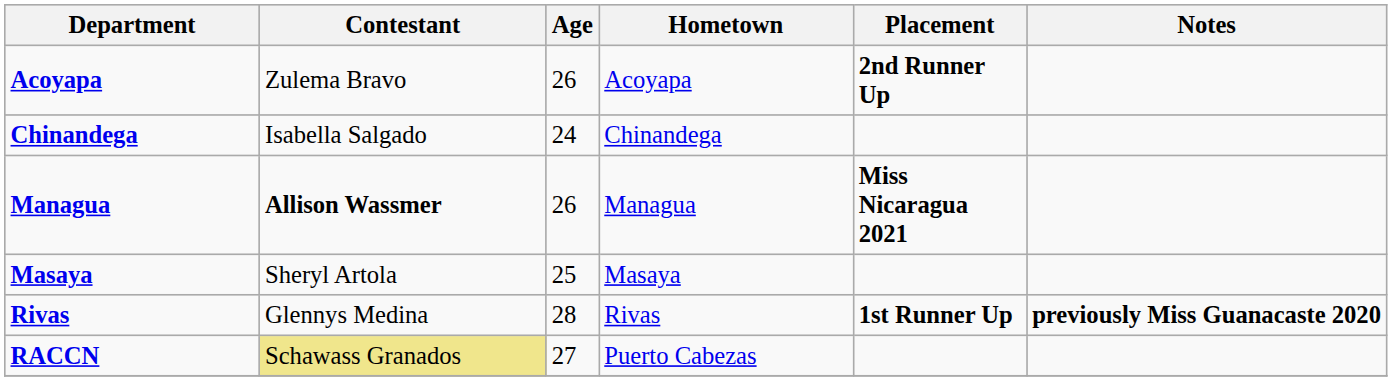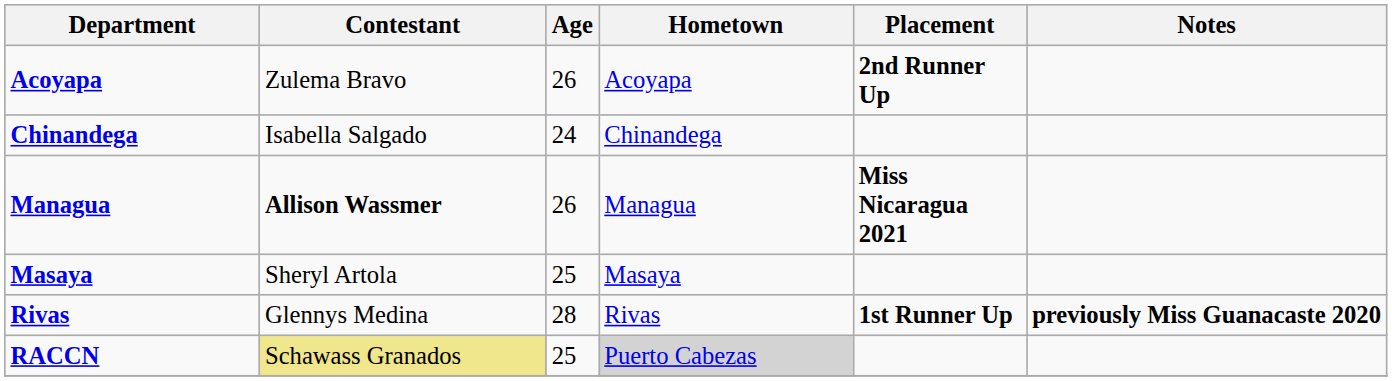(564, 356) 27 -> (564, 356) 25
(680, 356) no background -> (680, 356) lightgrey background
